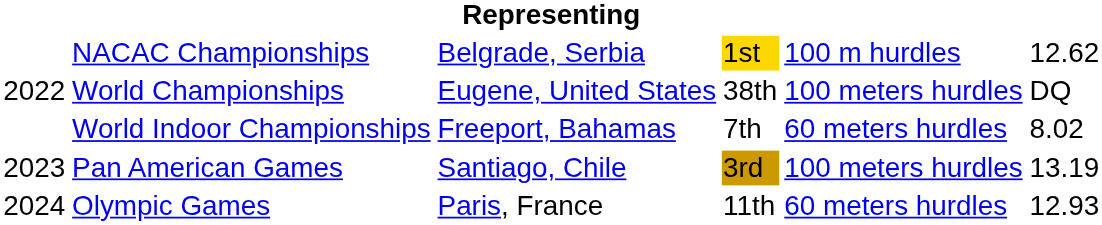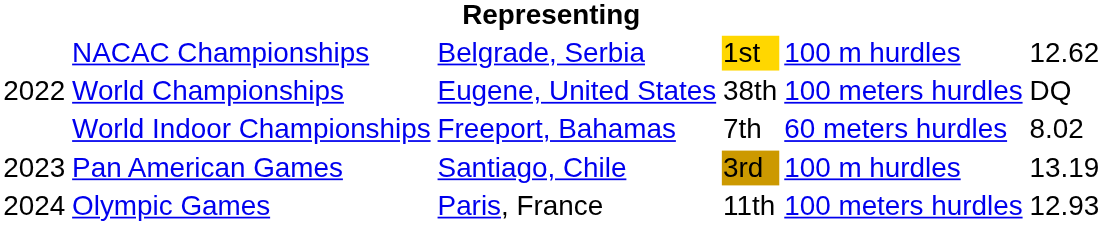(903, 167) 100 meters hurdles -> (872, 167) 100 m hurdles
(896, 205) 60 meters hurdles -> (903, 205) 100 meters hurdles
